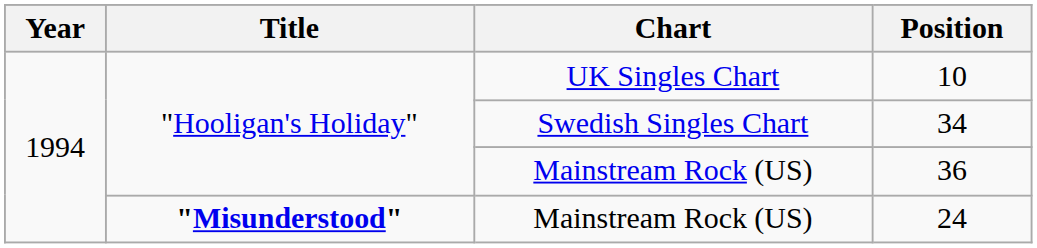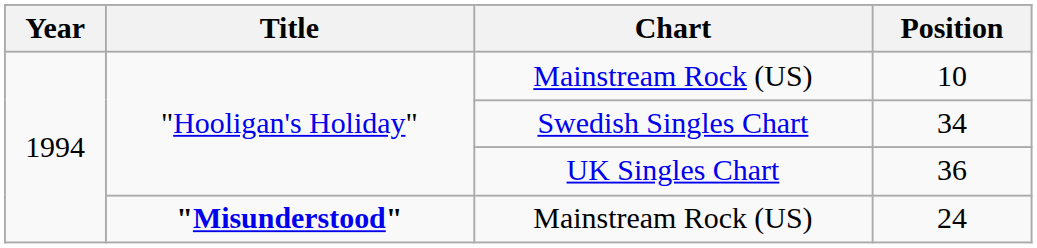(673, 75) UK Singles Chart -> (673, 75) Mainstream Rock (US)
(673, 170) Mainstream Rock (US) -> (673, 170) UK Singles Chart
